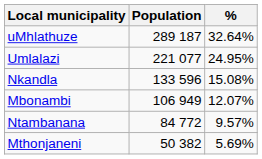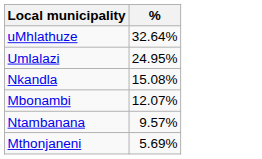- column: (167, 15)
